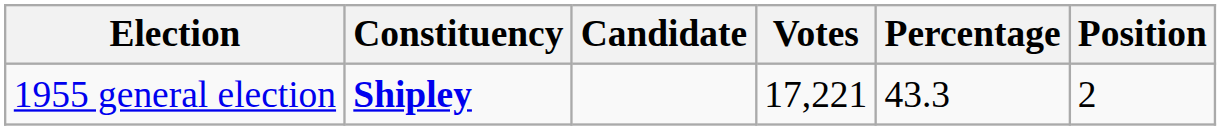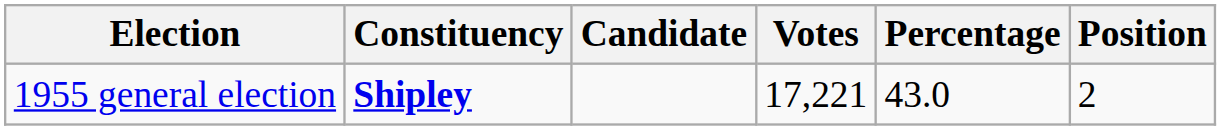(917, 93) 43.3 -> (917, 93) 43.0
